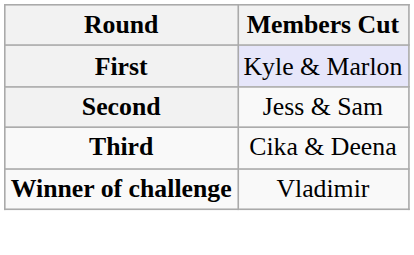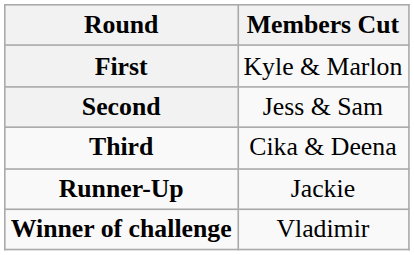(323, 65) lavender background -> (323, 65) no background
+ row: (121, 188)
